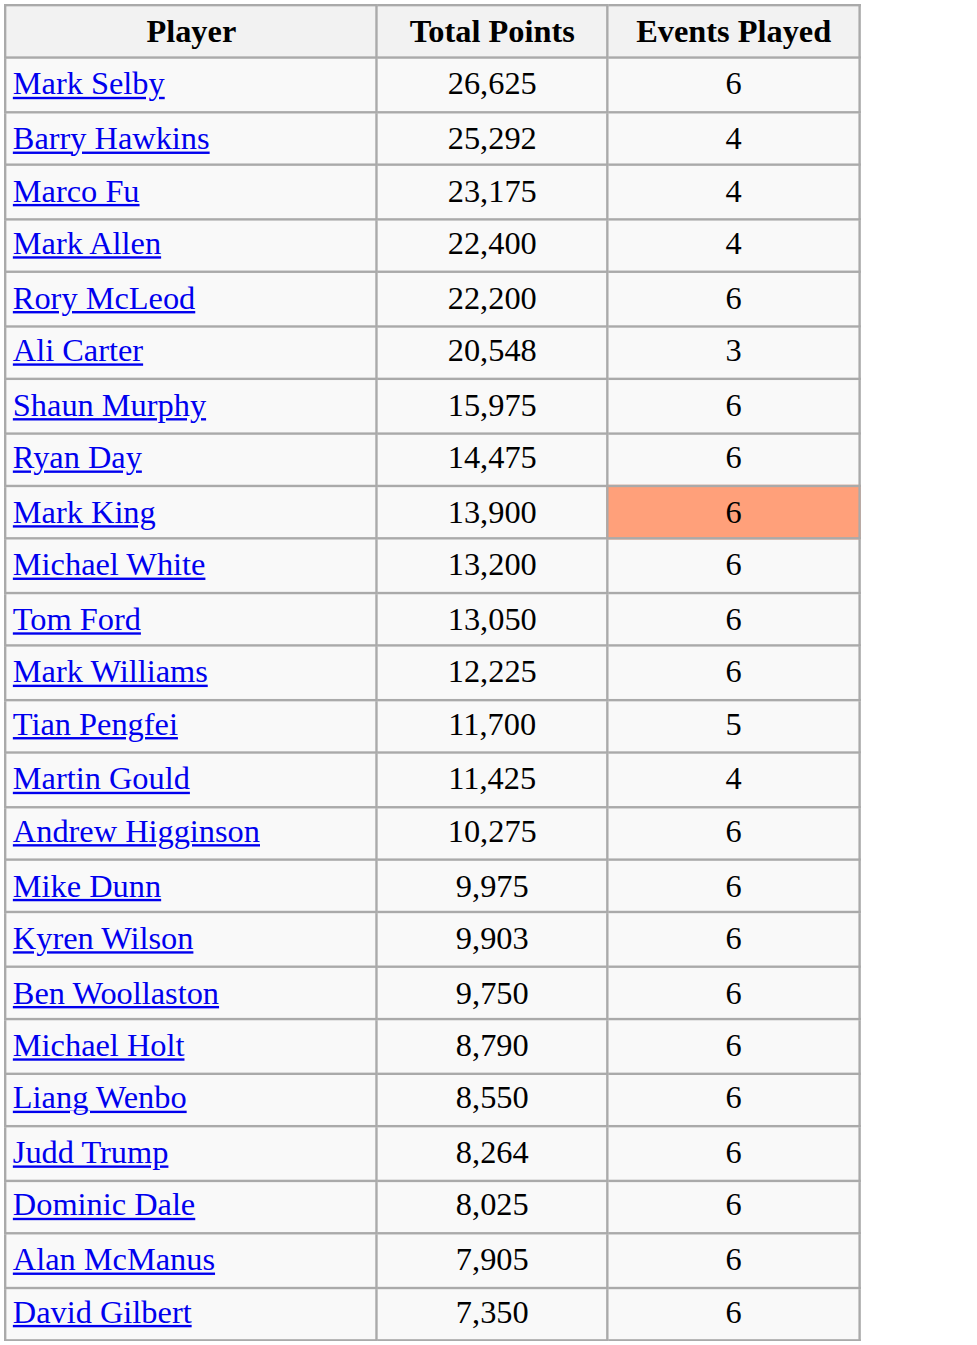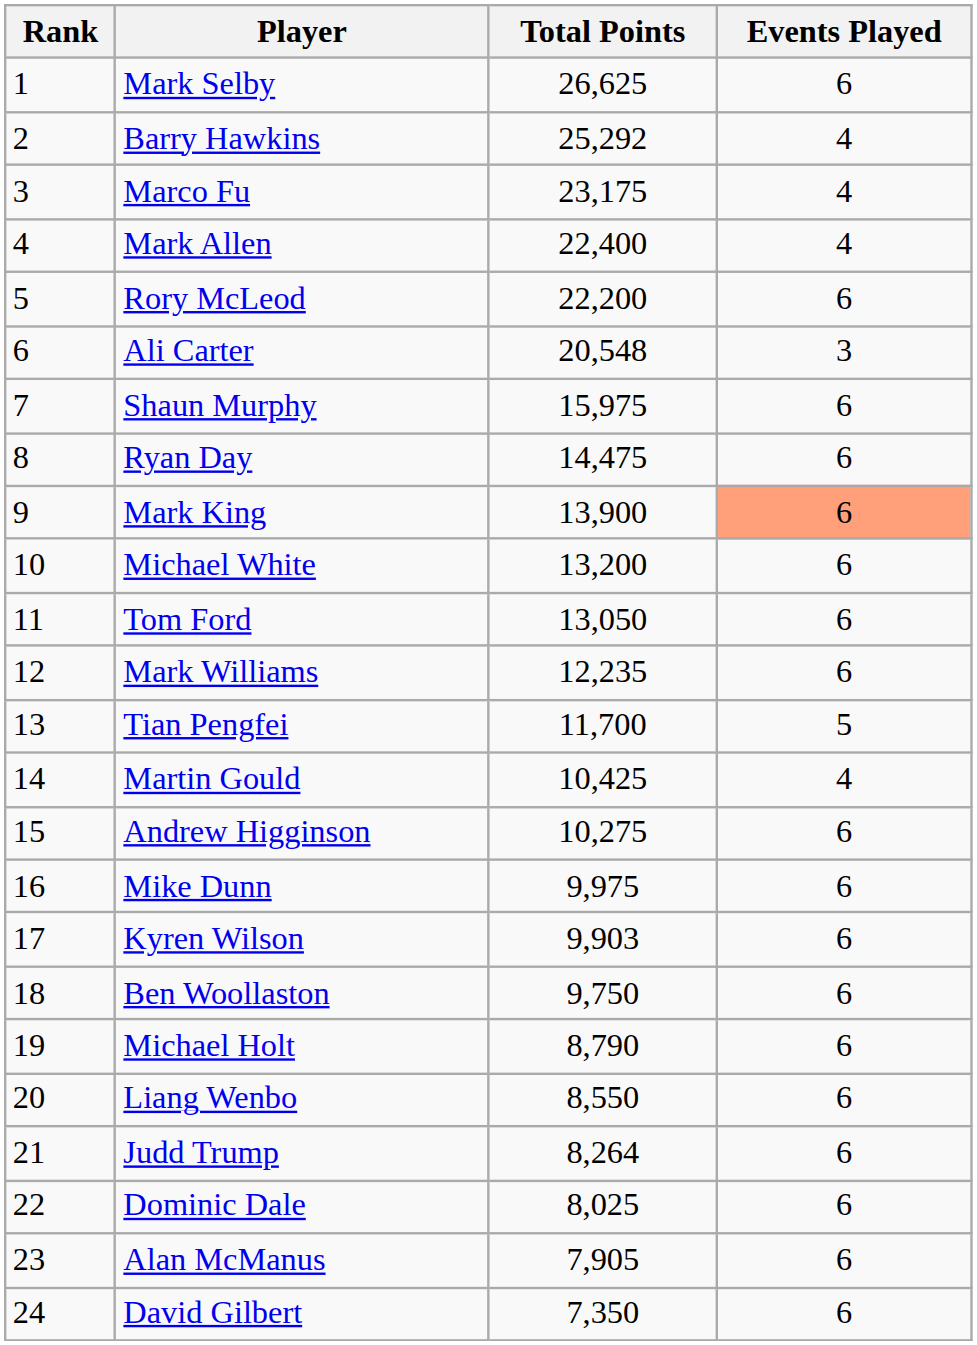+ column: (60, 30)
(492, 671) 12,225 -> (603, 671) 12,235
(492, 778) 11,425 -> (603, 778) 10,425
